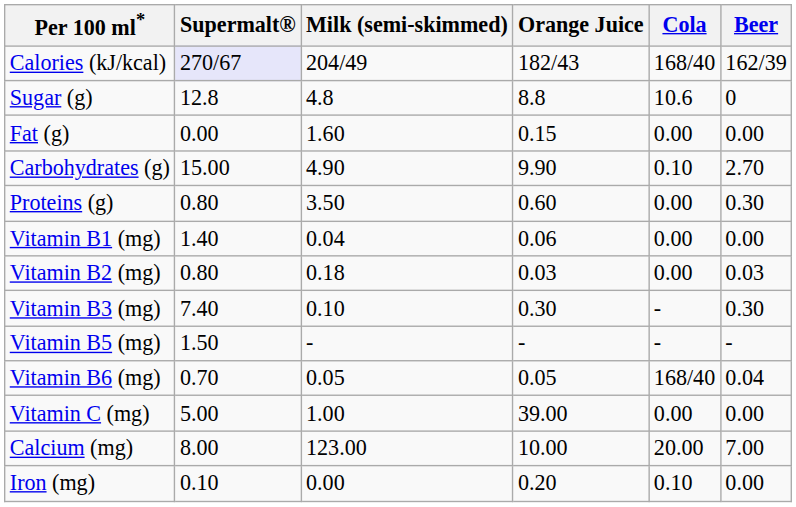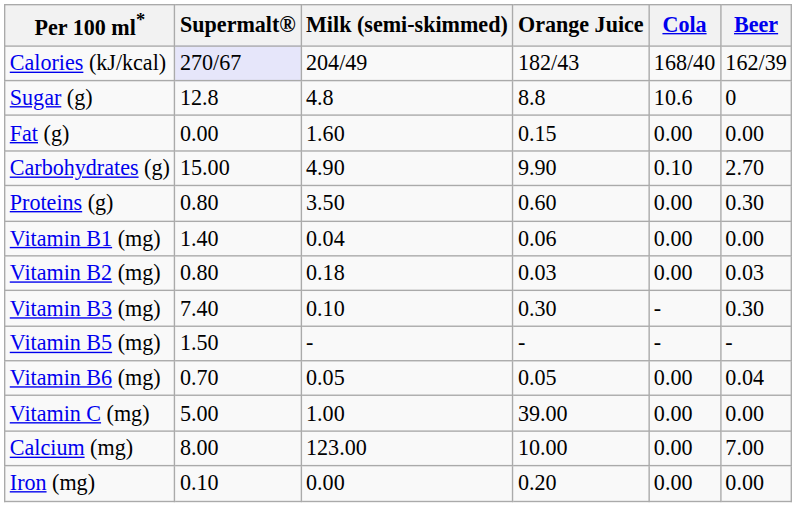(685, 378) 168/40 -> (673, 378) 0.00
(679, 448) 20.00 -> (673, 448) 0.00
(673, 483) 0.10 -> (673, 483) 0.00
